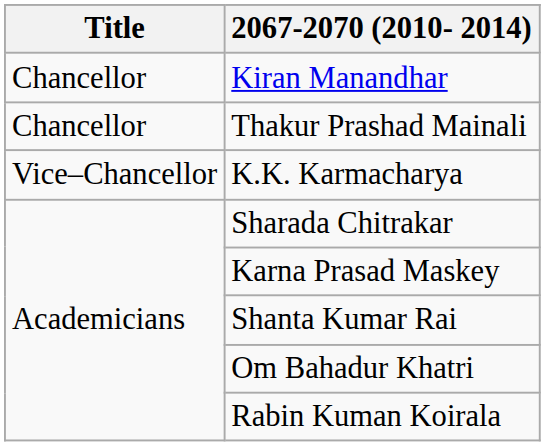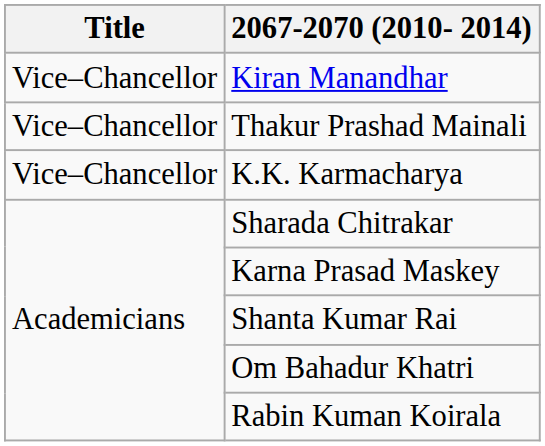(79, 77) Chancellor -> (115, 77) Vice–Chancellor
(79, 125) Chancellor -> (115, 125) Vice–Chancellor
